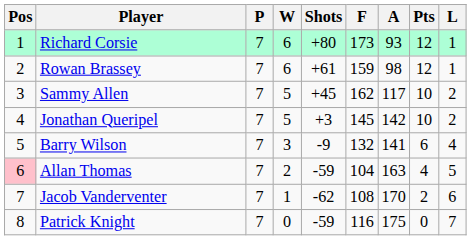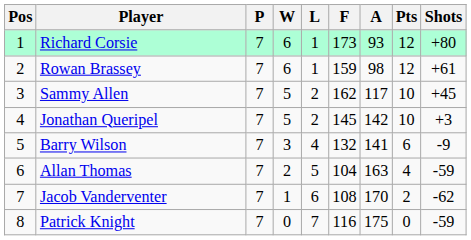columns swapped: (452, 17) <-> (324, 17)
(20, 171) pink background -> (20, 171) no background
